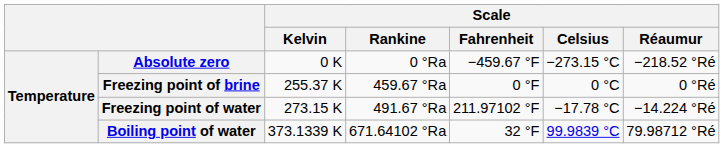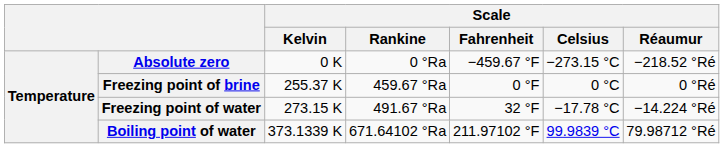(496, 108) 211.97102 °F -> (522, 108) 32 °F
(522, 131) 32 °F -> (496, 131) 211.97102 °F
